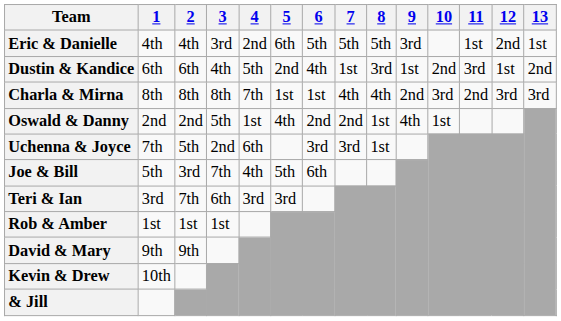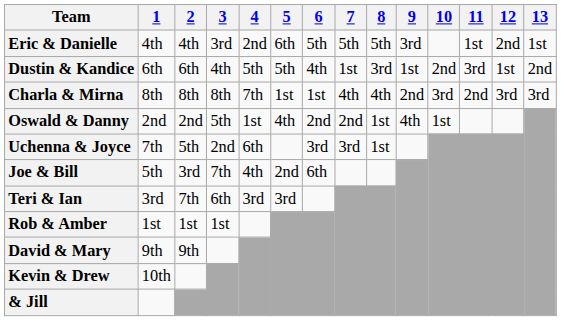(287, 69) 2nd -> (285, 69) 5th
(285, 172) 5th -> (287, 172) 2nd
